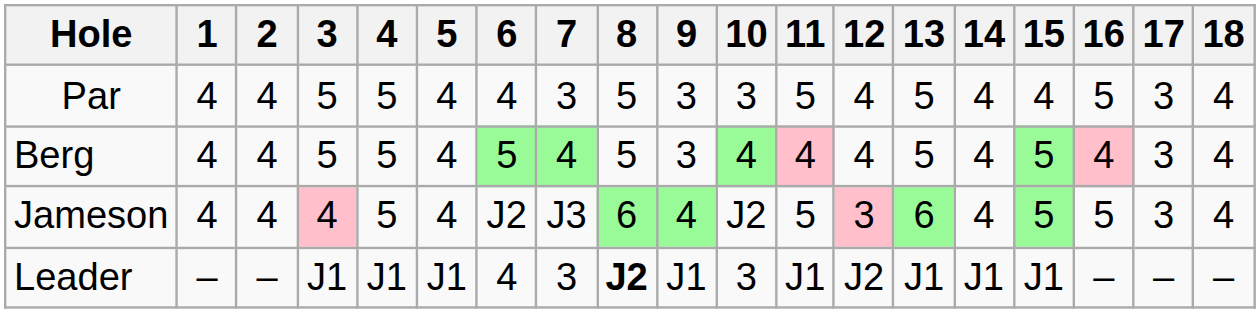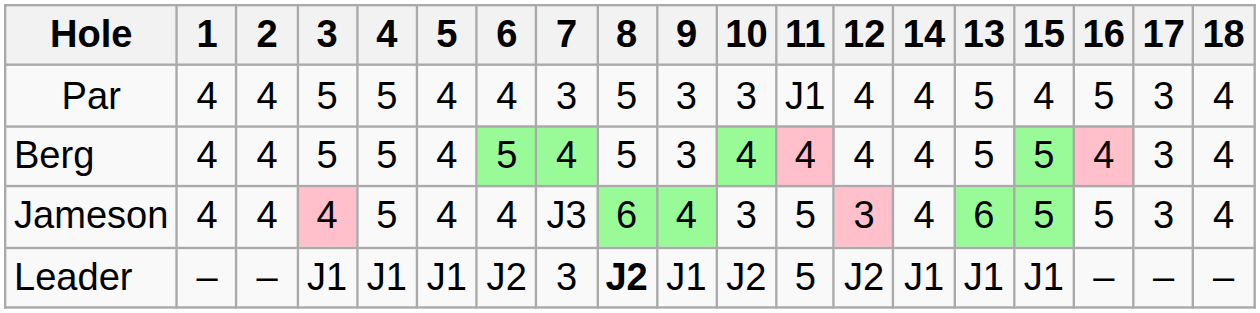columns swapped: (924, 34) <-> (984, 34)
(805, 95) 5 -> (805, 95) J1
(507, 215) J2 -> (507, 215) 4
(746, 215) J2 -> (746, 215) 3
(507, 276) 4 -> (507, 276) J2
(746, 276) 3 -> (746, 276) J2
(805, 276) J1 -> (805, 276) 5
